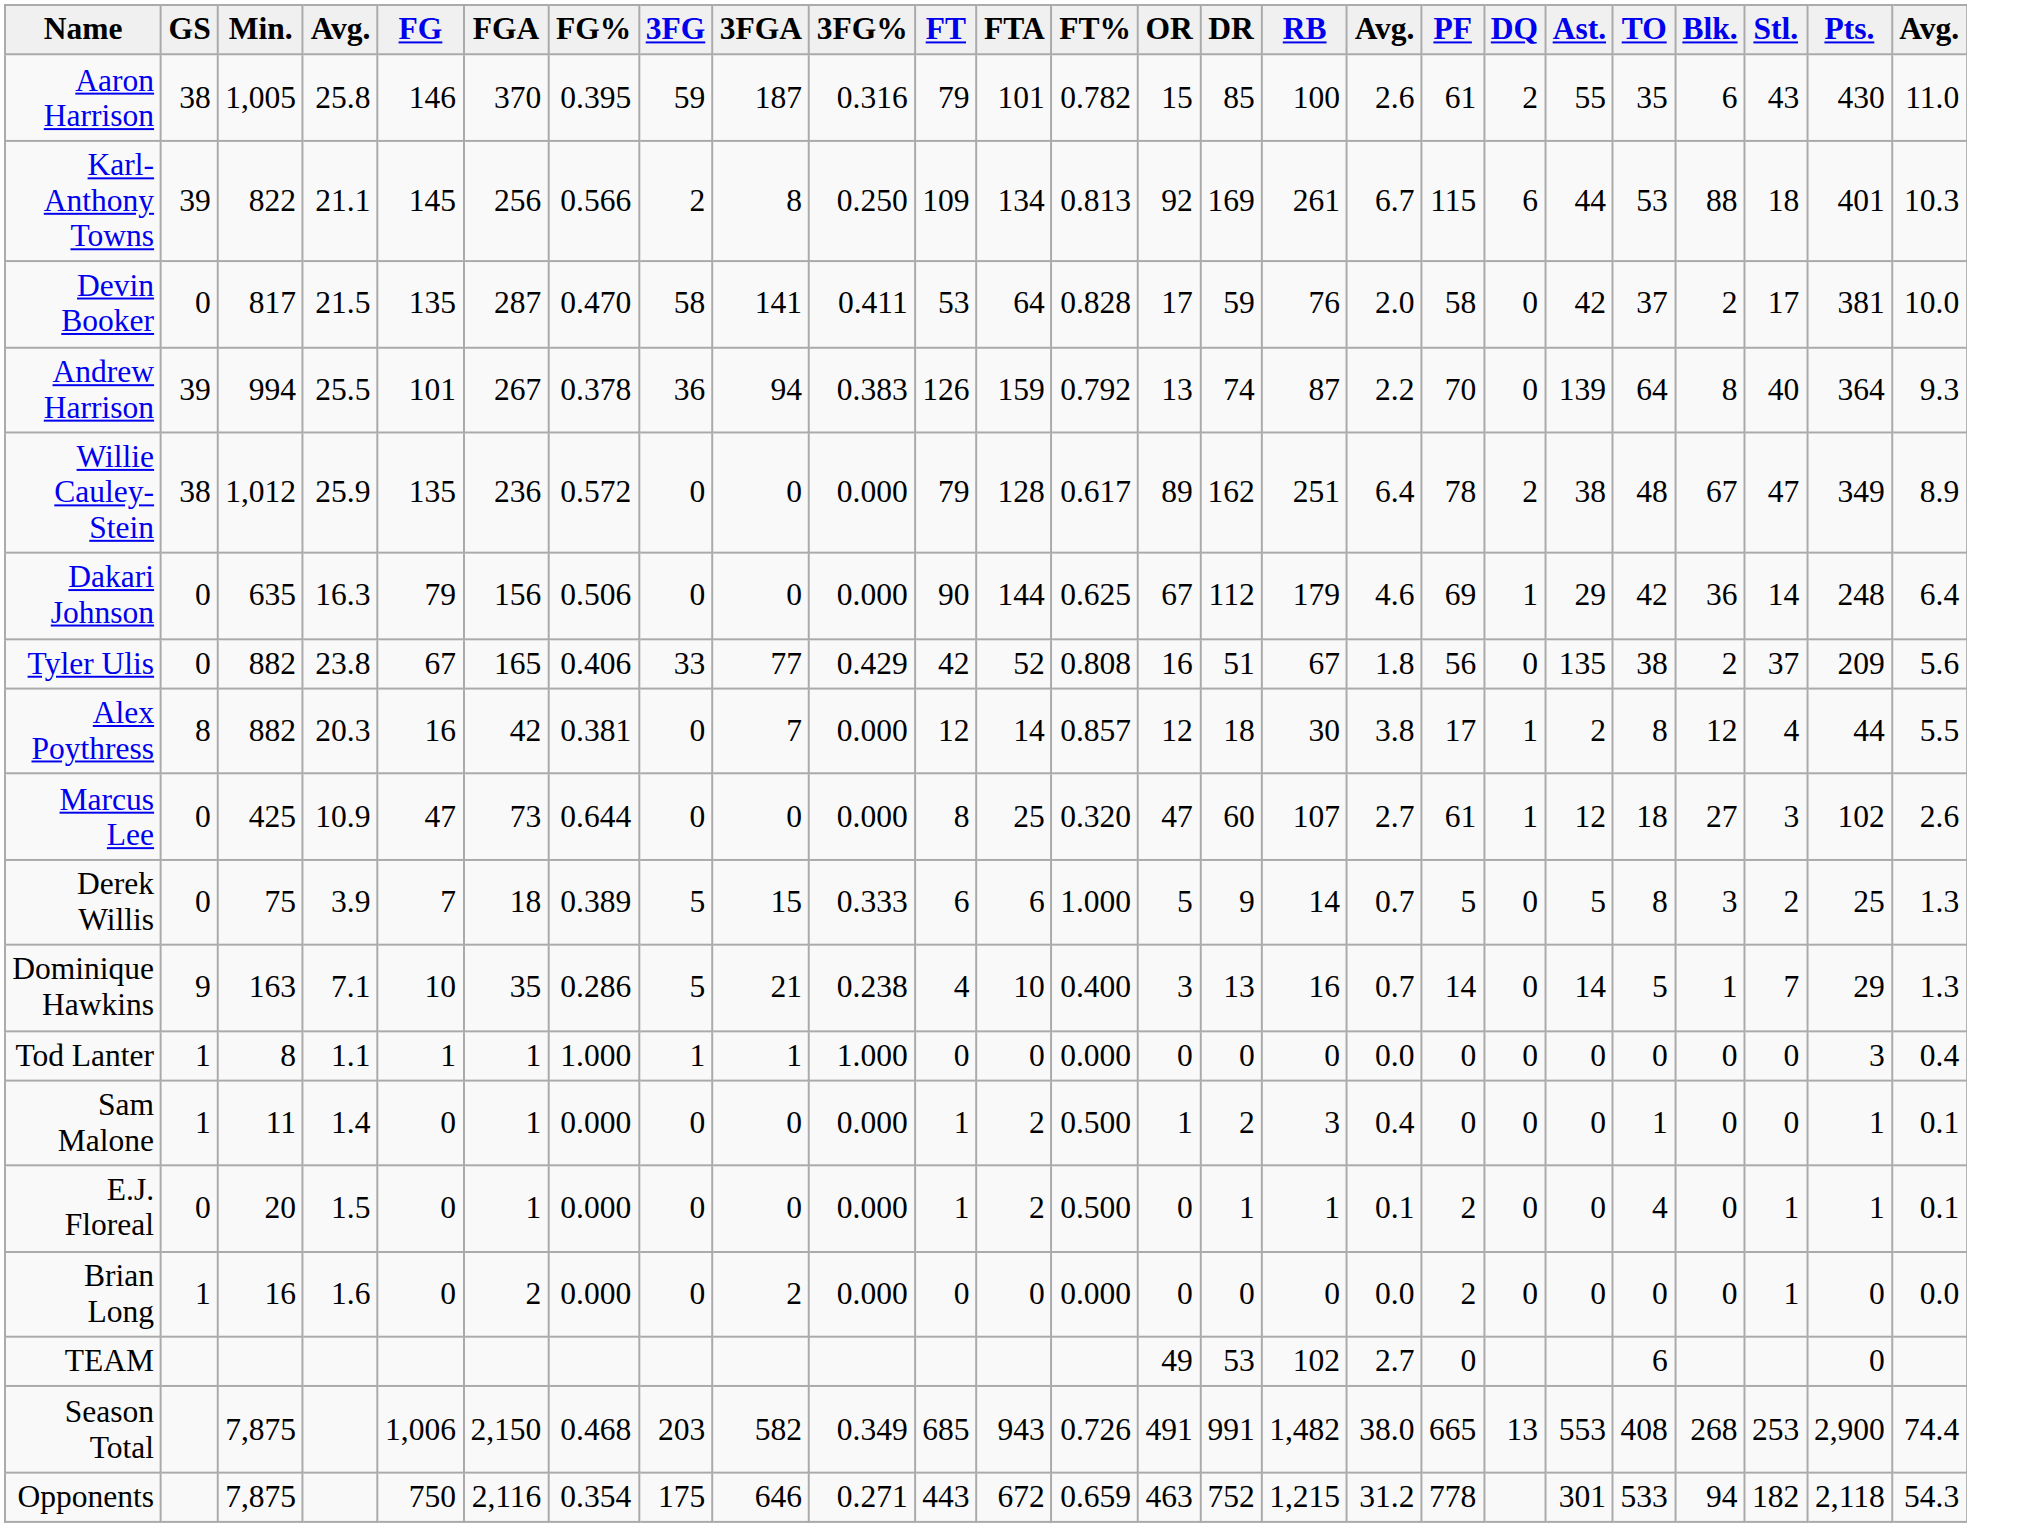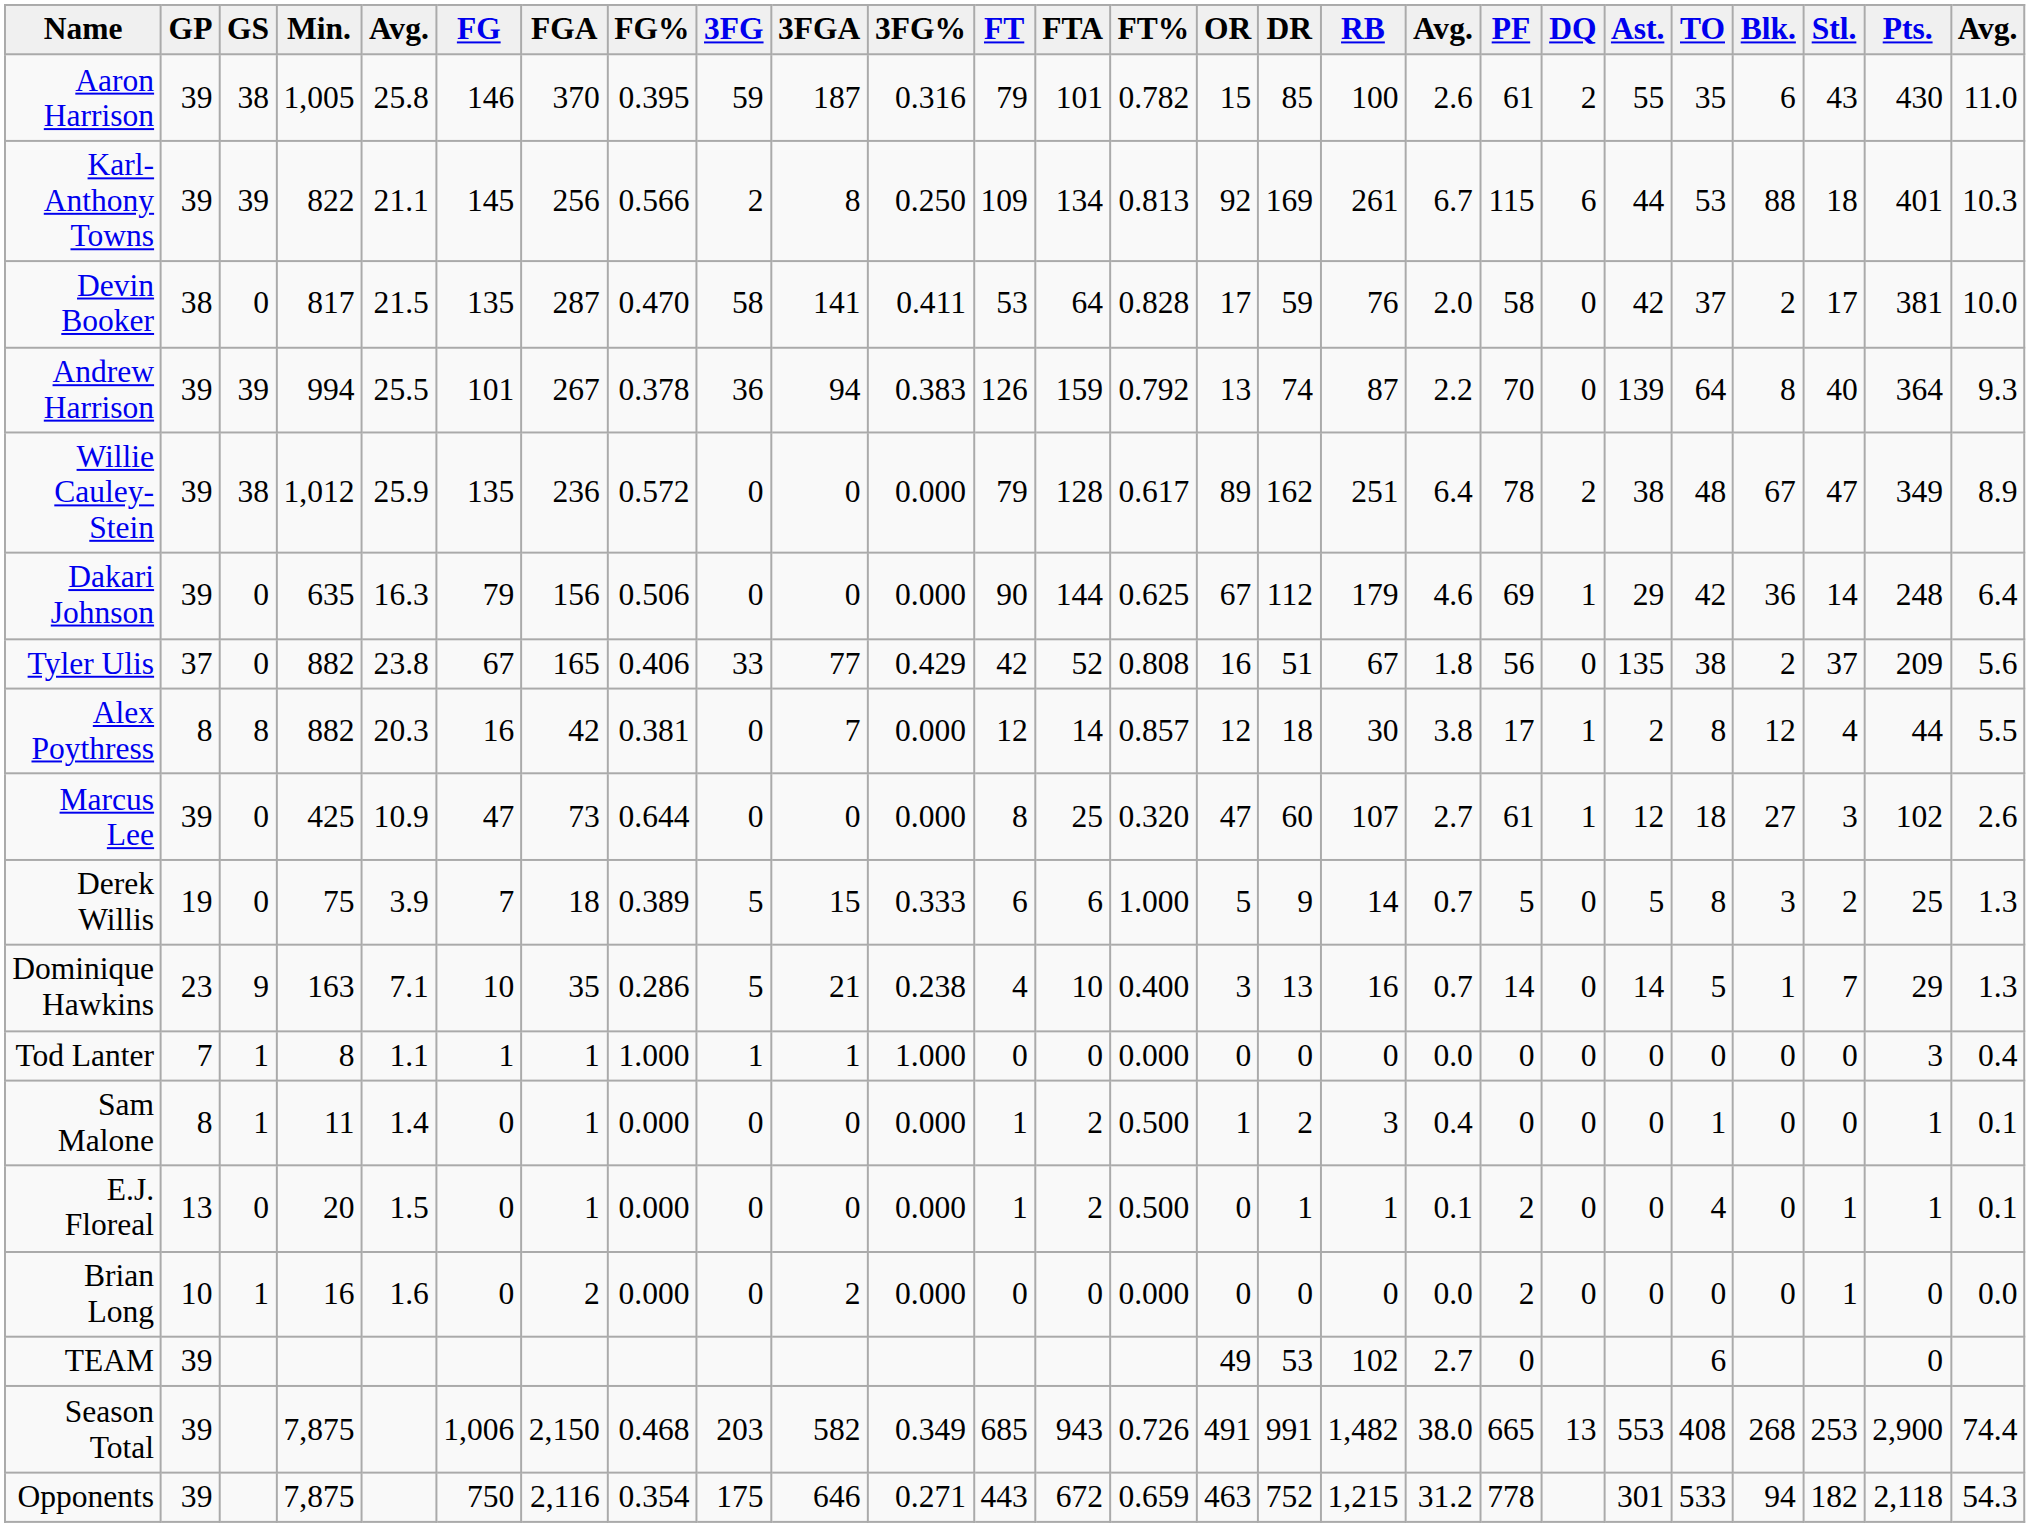+ column: (191, 29)
